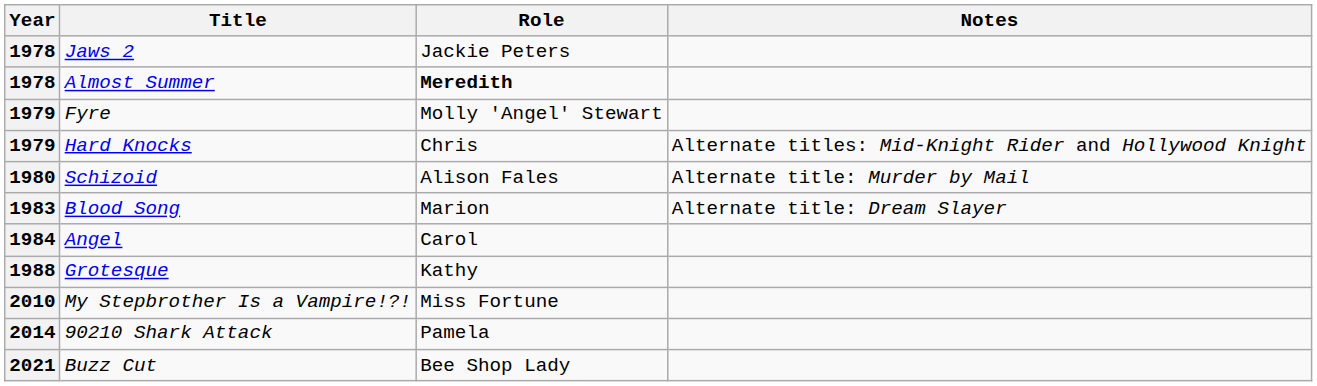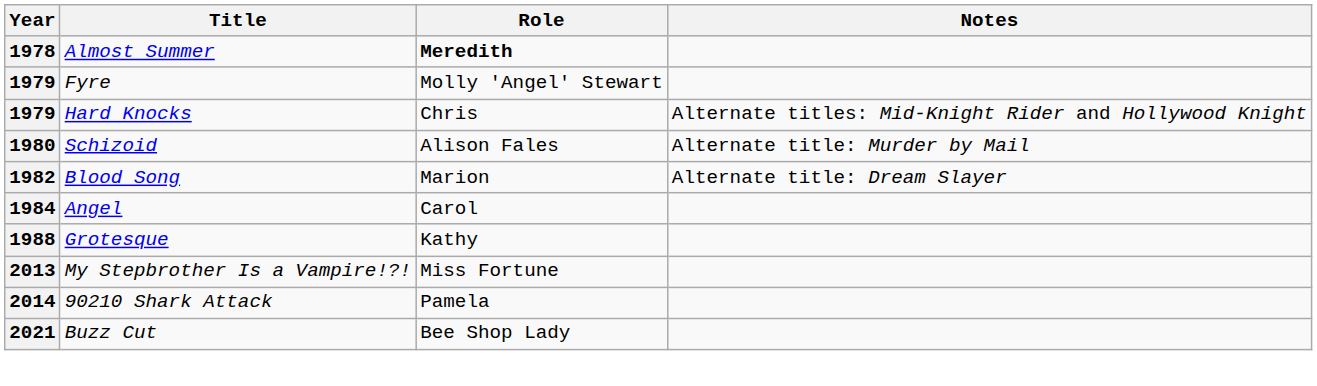- row: (99, 52)
(32, 209) 1983 -> (32, 177) 1982
(32, 303) 2010 -> (32, 271) 2013
